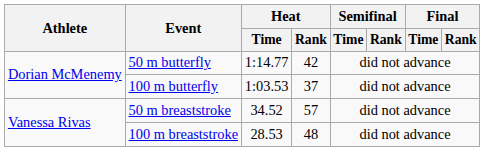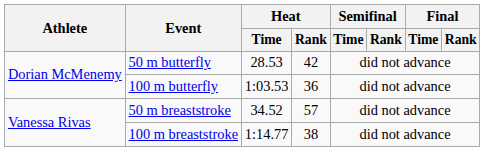(267, 62) 1:14.77 -> (267, 62) 28.53
(311, 86) 37 -> (311, 86) 36
(267, 134) 28.53 -> (267, 134) 1:14.77
(311, 134) 48 -> (311, 134) 38
